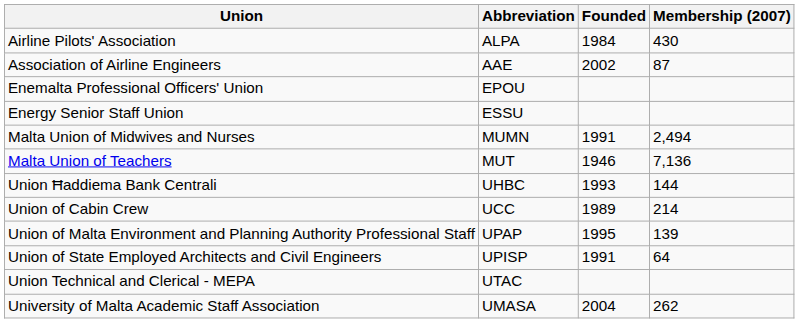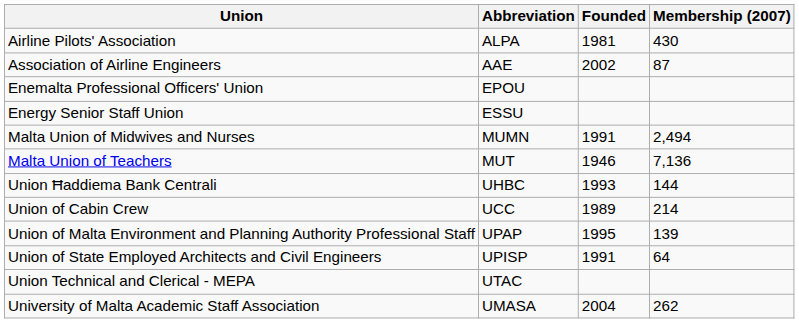(599, 40) 1984 -> (599, 40) 1981
